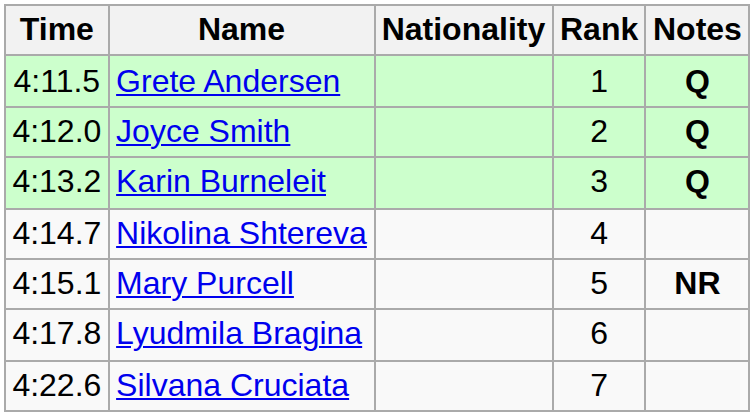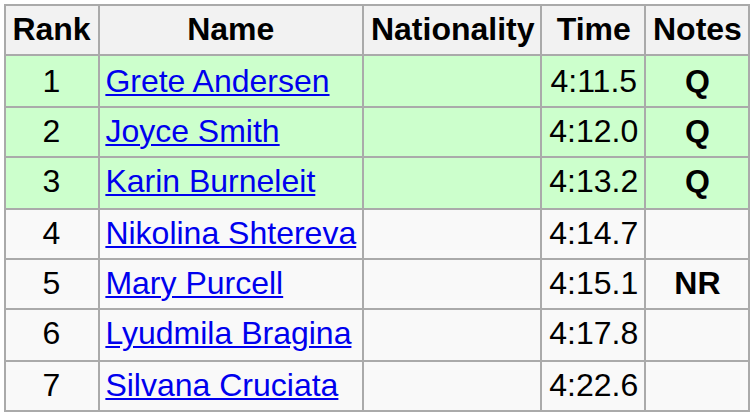columns swapped: (599, 29) <-> (57, 29)
